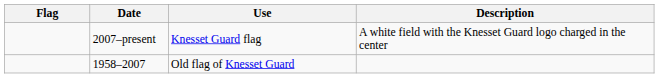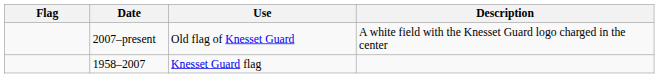(216, 38) Knesset Guard flag -> (233, 38) Old flag of Knesset Guard
(233, 63) Old flag of Knesset Guard -> (216, 63) Knesset Guard flag
